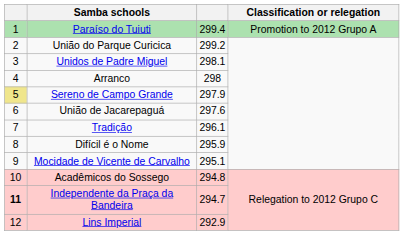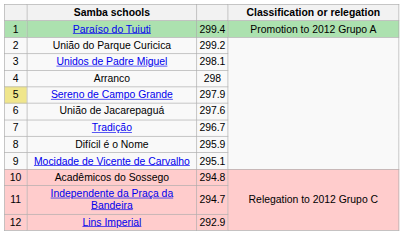(212, 128) 296.1 -> (212, 128) 296.7
(16, 200) bold -> (16, 200) normal
